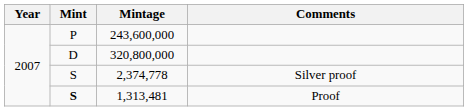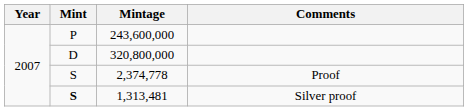(326, 75) Silver proof -> (326, 75) Proof
(326, 95) Proof -> (326, 95) Silver proof
